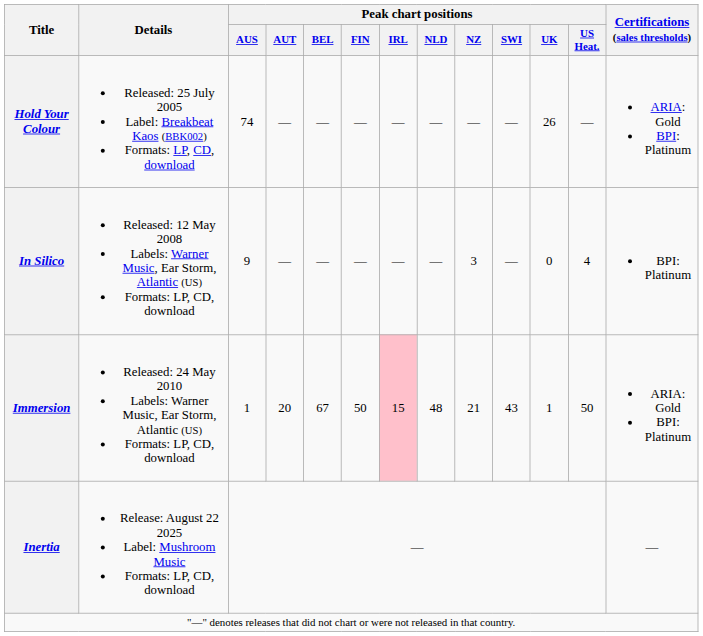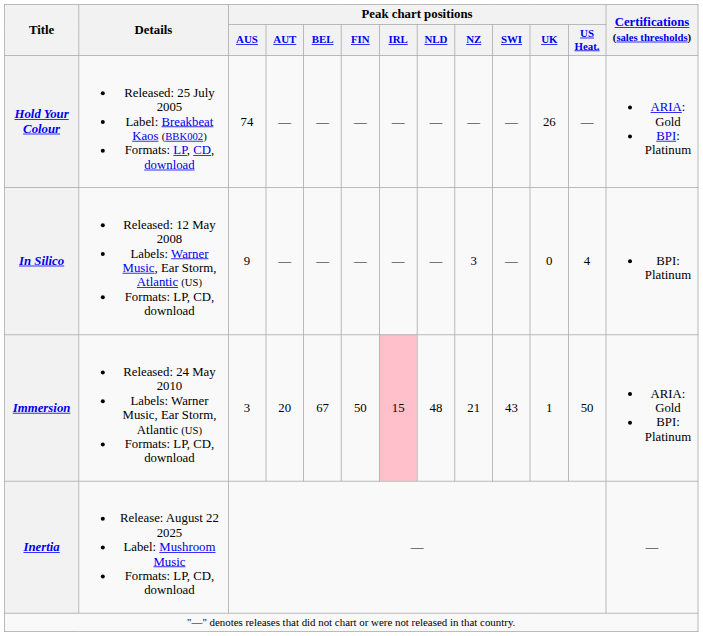(247, 407) 1 -> (247, 407) 3
